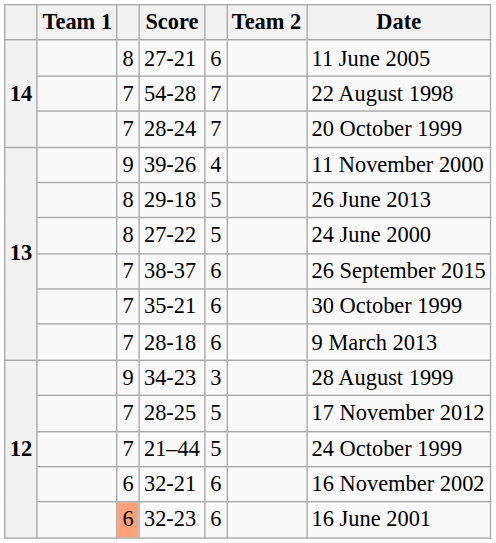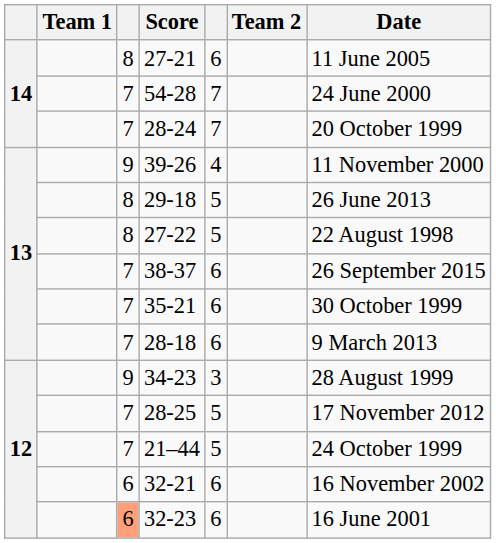(383, 93) 22 August 1998 -> (371, 93) 24 June 2000
(371, 235) 24 June 2000 -> (383, 235) 22 August 1998
